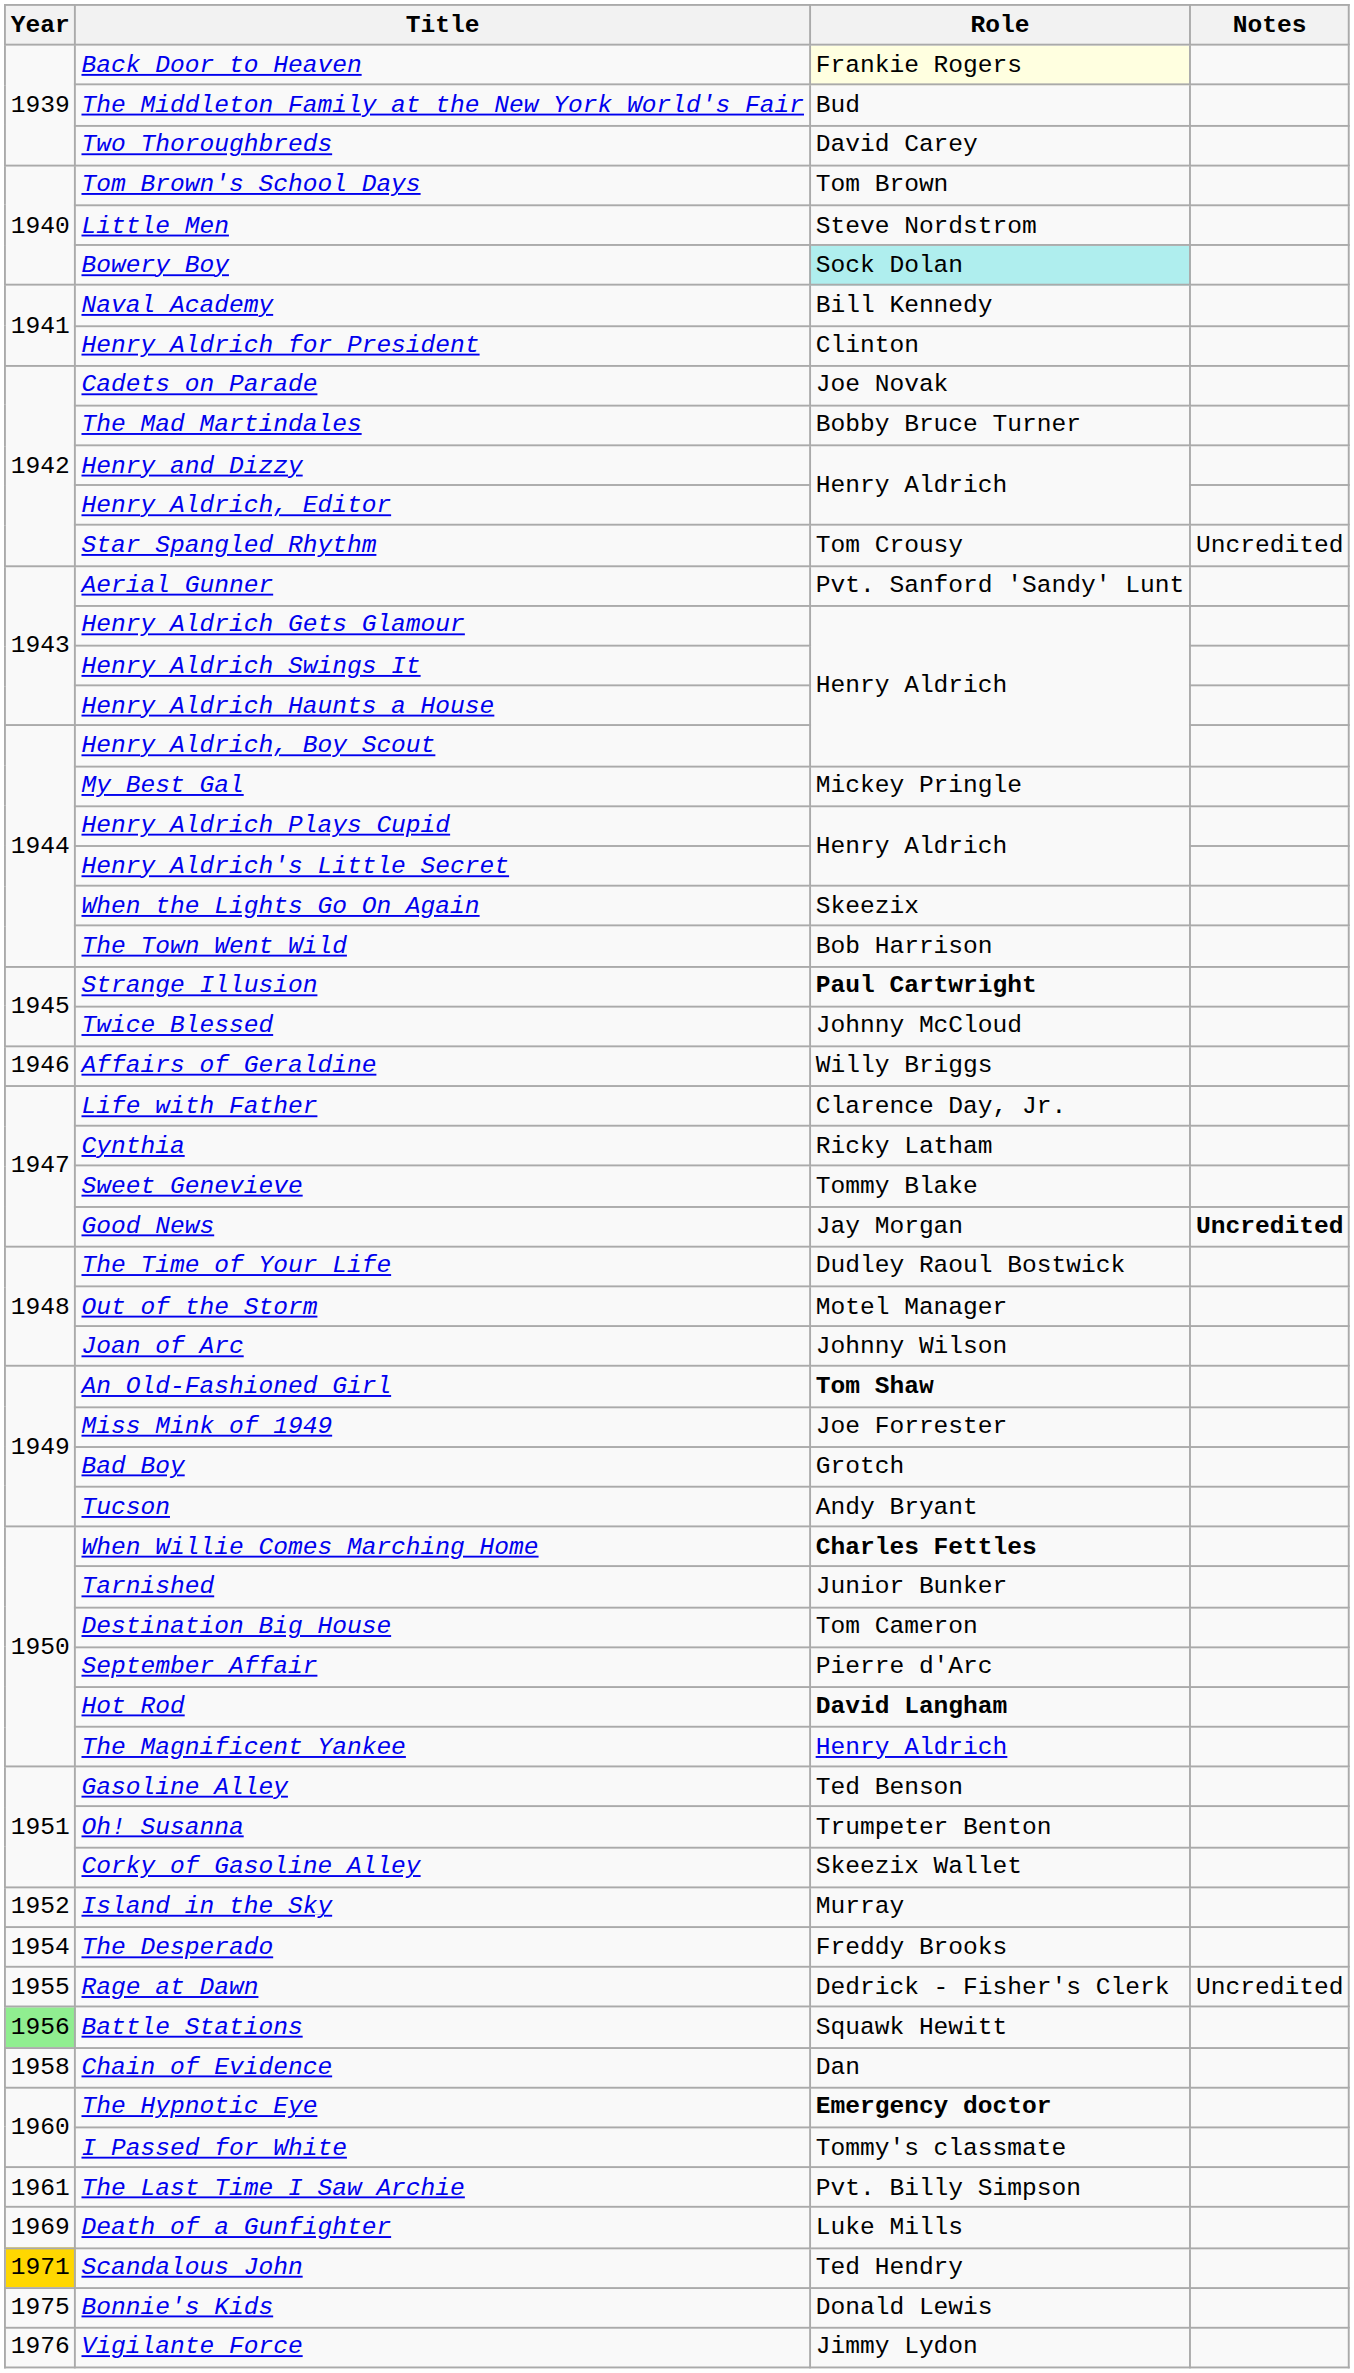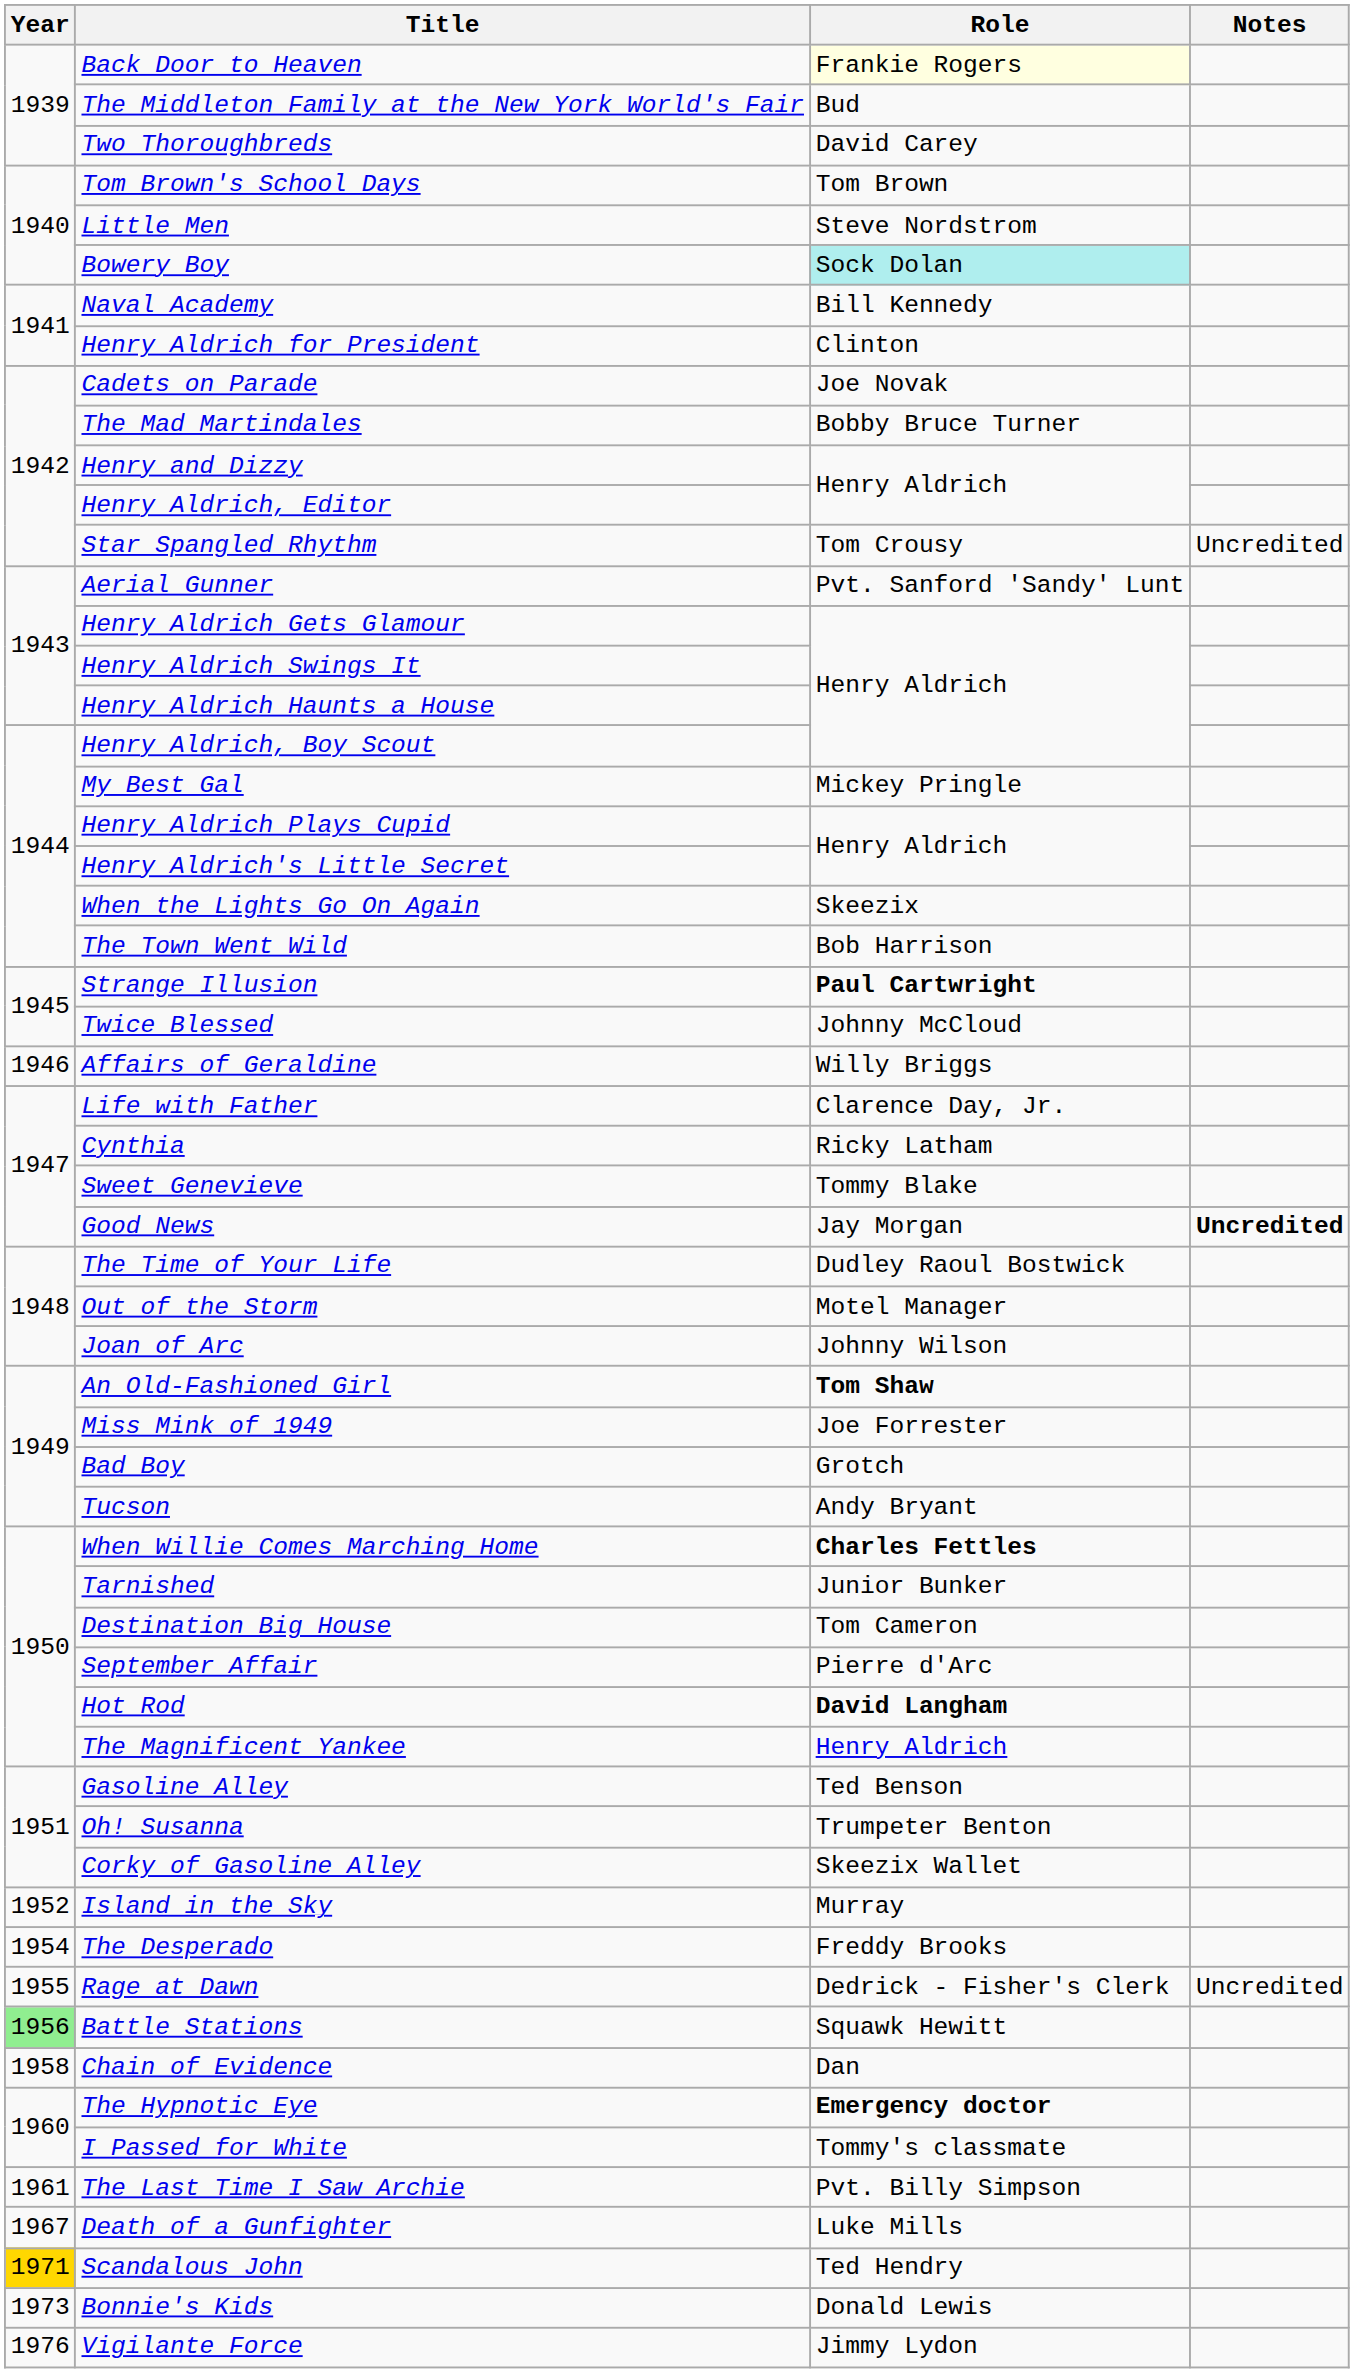(40, 2227) 1969 -> (40, 2227) 1967
(40, 2307) 1975 -> (40, 2307) 1973
